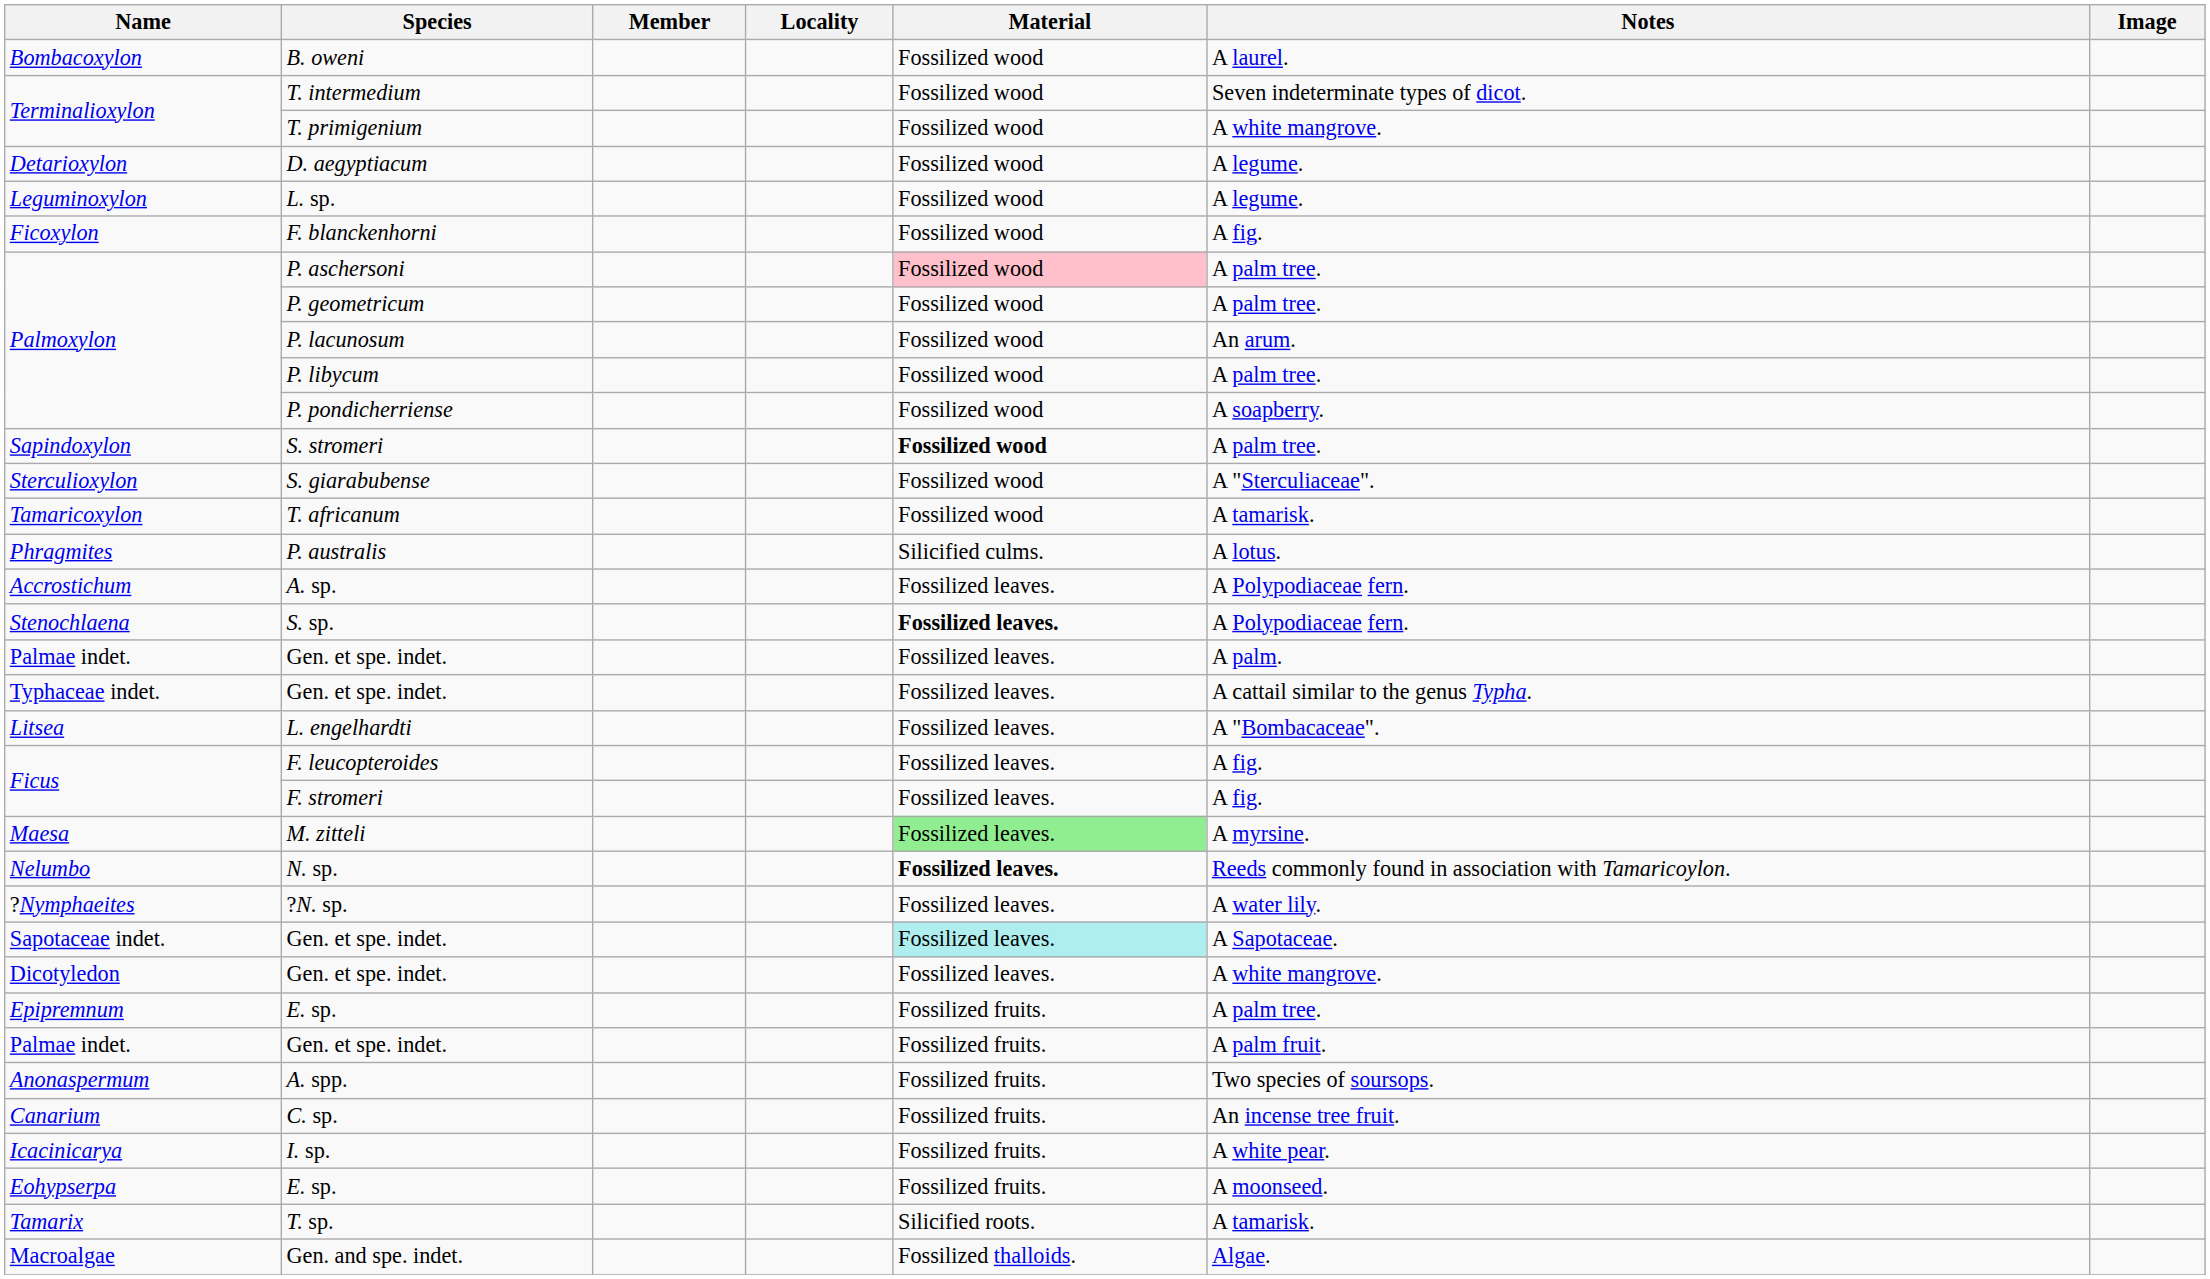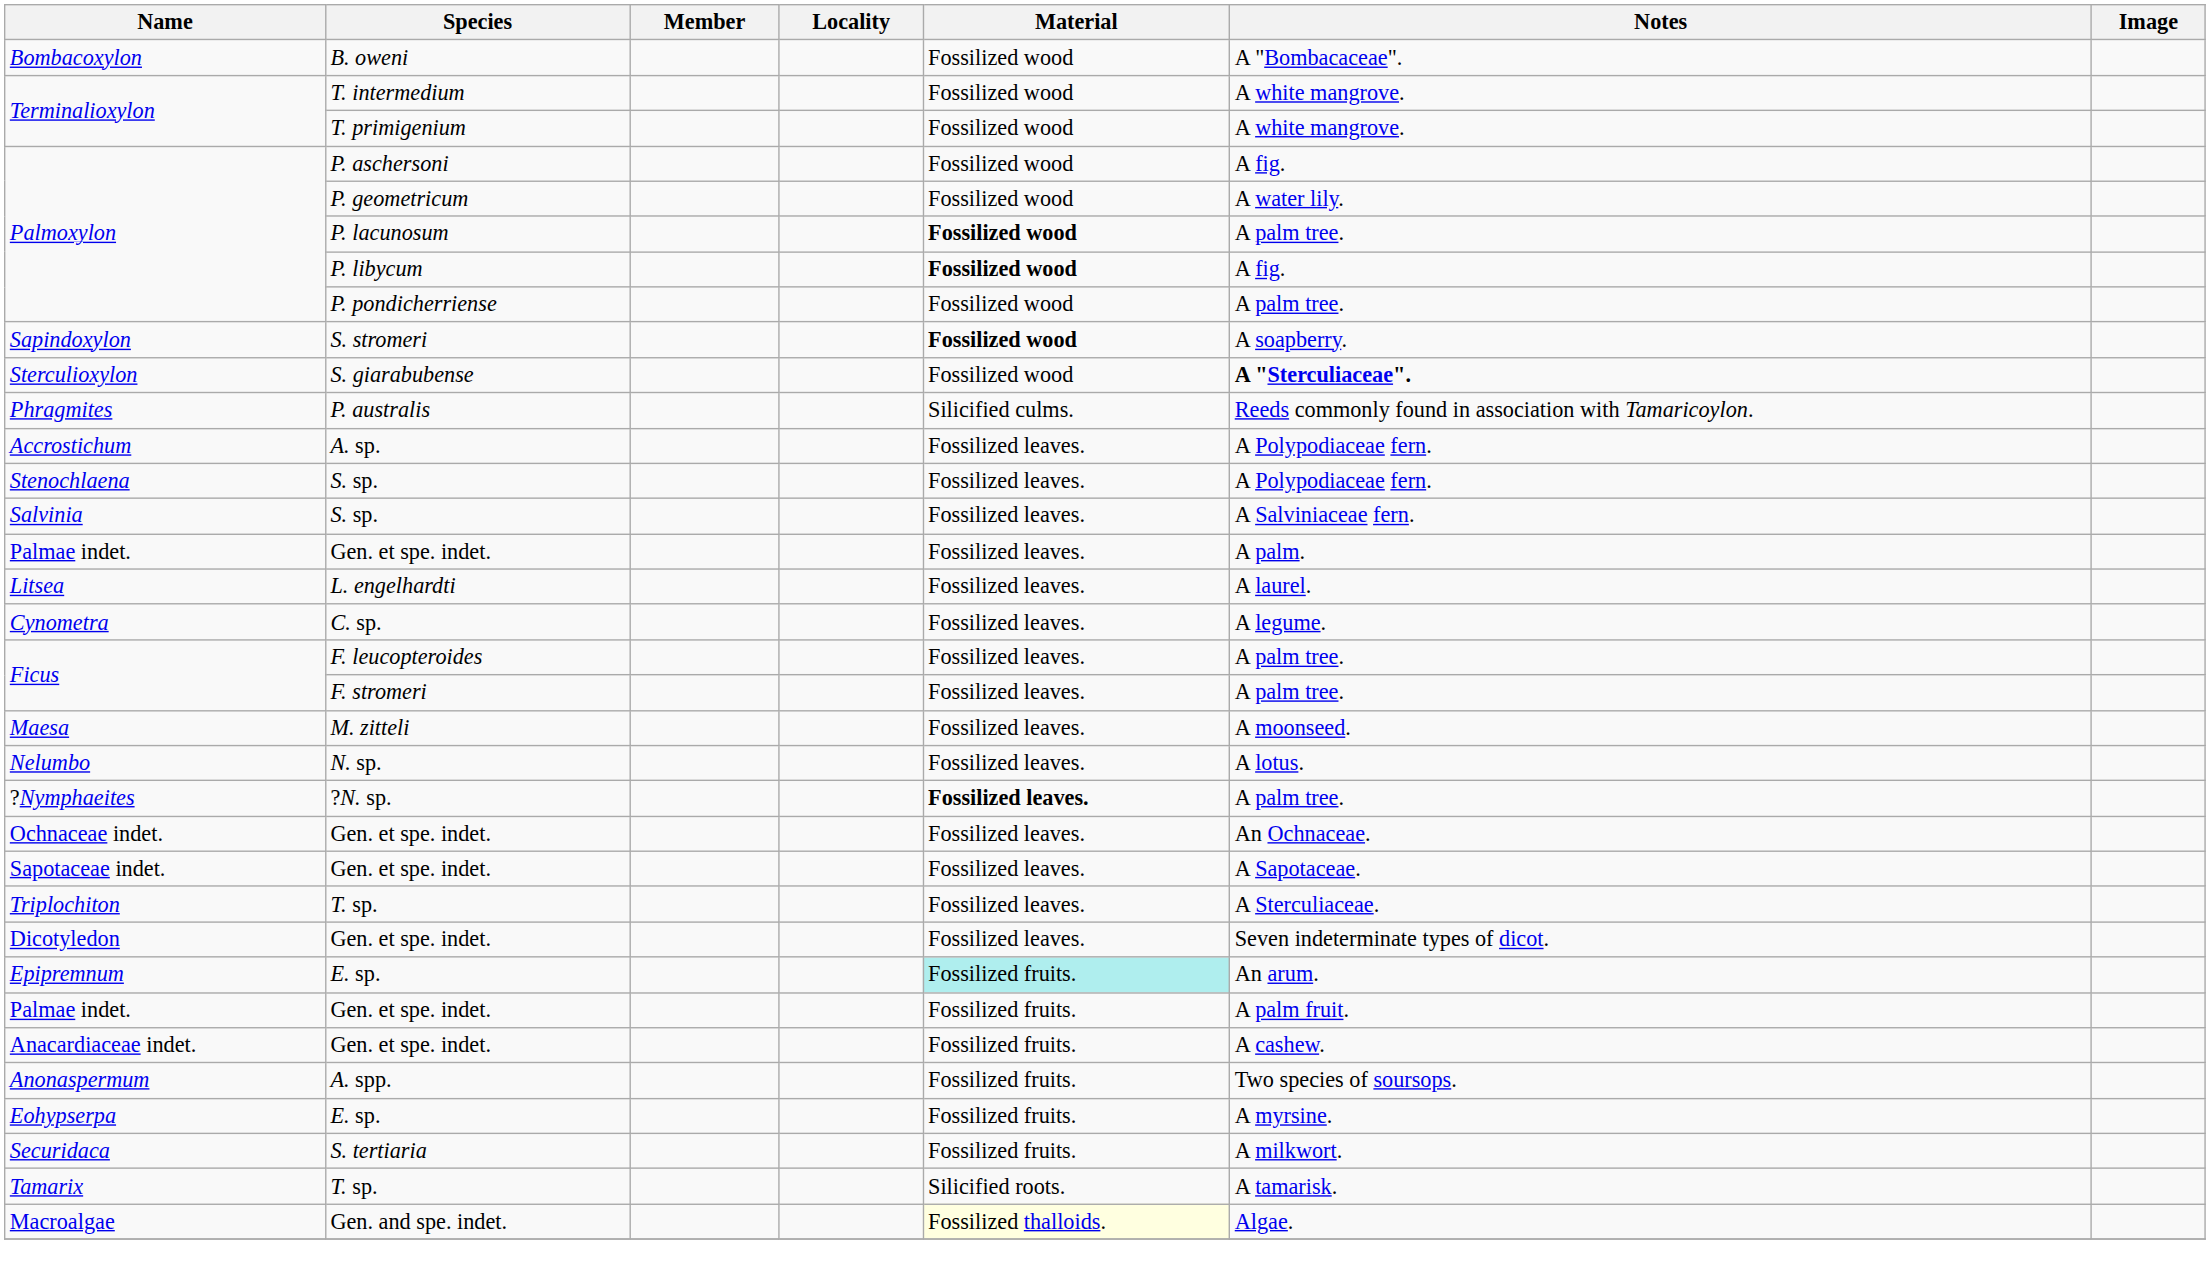(1250, 57) A laurel. -> (1319, 57) A "Bombacaceae".
(1369, 92) Seven indeterminate types of dicot. -> (1320, 92) A white mangrove.
- row: (68, 163)
- row: (78, 198)
- row: (54, 233)
(971, 269) pink background -> (1001, 163) no background
(1267, 269) A palm tree. -> (1260, 163) A fig.
(1267, 304) A palm tree. -> (1289, 198) A water lily.
(971, 339) normal -> (1003, 233) bold
(1254, 339) An arum. -> (1289, 233) A palm tree.
(971, 374) normal -> (1003, 269) bold
(1267, 374) A palm tree. -> (1260, 269) A fig.
(1268, 410) A soapberry. -> (1289, 304) A palm tree.
(1267, 445) A palm tree. -> (1291, 339) A soapberry.
(1293, 480) normal -> (1323, 374) bold
- row: (76, 515)
(1247, 551) A lotus. -> (1494, 410) Reeds commonly found in association with Tamaricoylon.
(978, 621) bold -> (1007, 480) normal
+ row: (46, 515)
- row: (85, 692)
(1296, 727) A "Bombacaceae". -> (1273, 586) A laurel.
+ row: (59, 621)
(1237, 762) A fig. -> (1289, 657) A palm tree.
(1237, 798) A fig. -> (1289, 692) A palm tree.
(977, 833) lightgreen background -> (1007, 727) no background
(1261, 833) A myrsine. -> (1293, 727) A moonseed.
(978, 868) bold -> (1007, 762) normal
(1471, 868) Reeds commonly found in association with Tamaricoylon. -> (1269, 762) A lotus.
(977, 903) normal -> (1008, 798) bold
(1266, 903) A water lily. -> (1289, 798) A palm tree.
+ row: (86, 833)
(977, 939) paleturquoise background -> (1007, 868) no background
+ row: (65, 903)
(1297, 974) A white mangrove. -> (1392, 939) Seven indeterminate types of dicot.
(972, 1009) no background -> (1002, 974) paleturquoise background
(1267, 1009) A palm tree. -> (1277, 974) An arum.
+ row: (103, 1045)
- row: (55, 1115)
- row: (66, 1150)
(1270, 1186) A moonseed. -> (1284, 1115) A myrsine.
+ row: (60, 1150)
(987, 1256) no background -> (1017, 1221) lightyellow background
